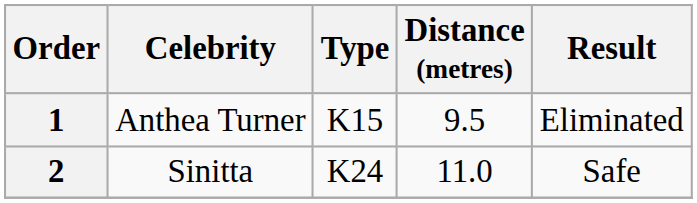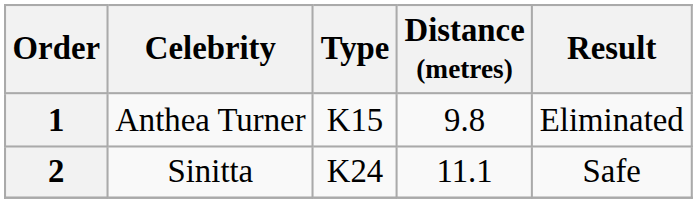(465, 119) 9.5 -> (465, 119) 9.8
(465, 171) 11.0 -> (465, 171) 11.1
